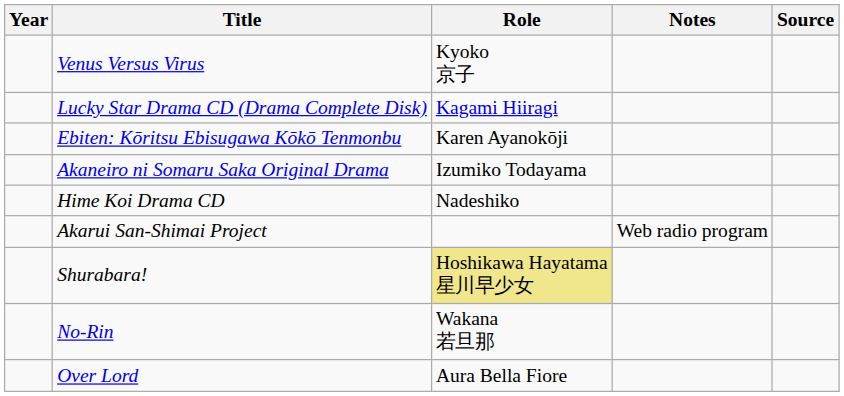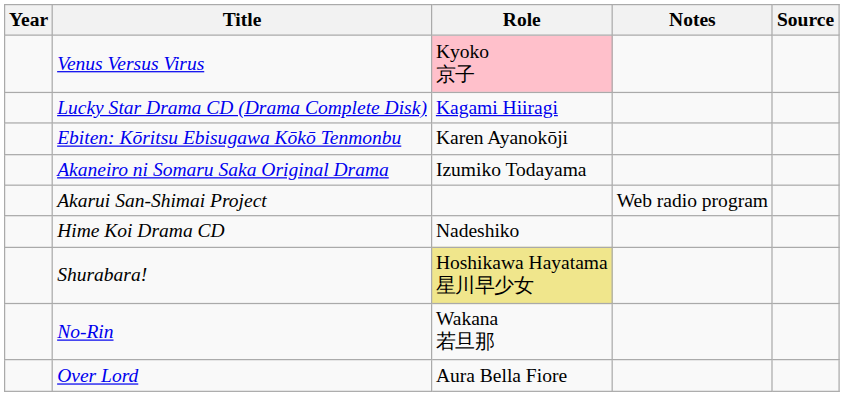(462, 62) no background -> (462, 62) pink background
rows swapped: (162, 231) <-> (141, 200)
